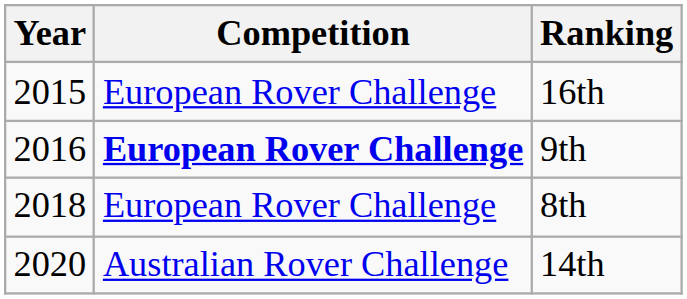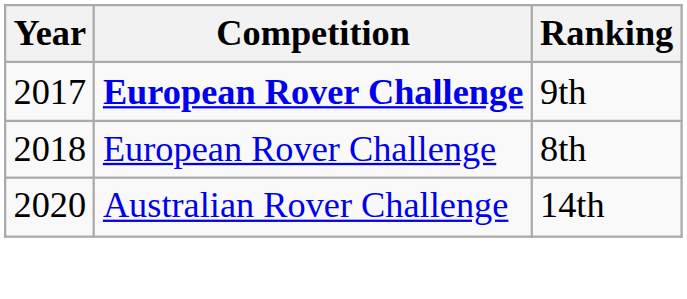- row: (572, 90)
(50, 148) 2016 -> (50, 90) 2017
